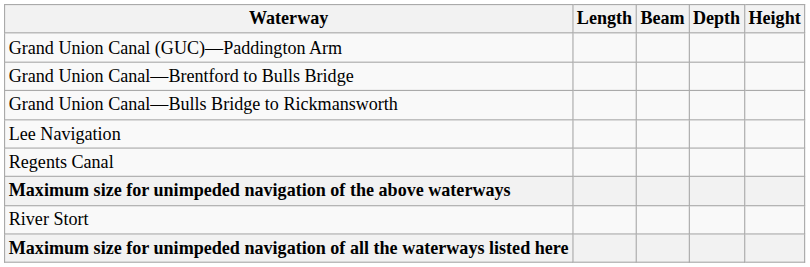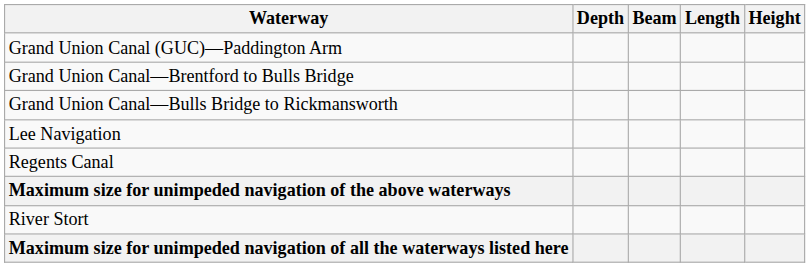columns swapped: (604, 18) <-> (717, 18)
